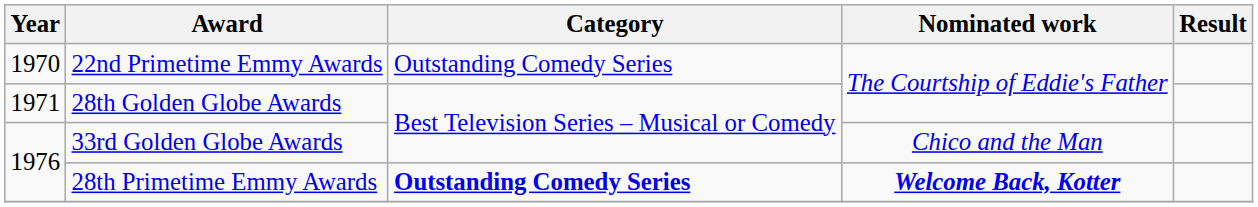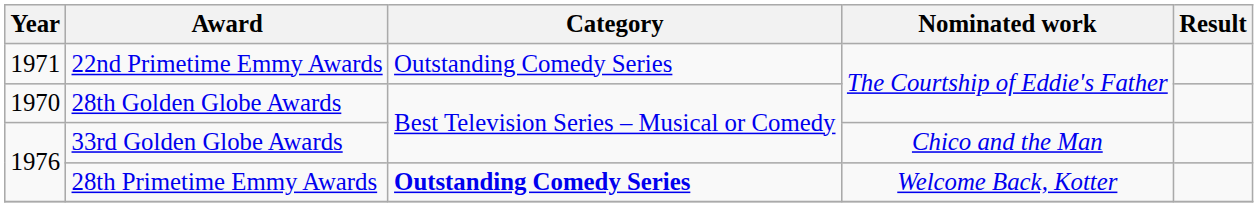(35, 63) 1970 -> (35, 63) 1971
(35, 102) 1971 -> (35, 102) 1970
(1007, 181) bold -> (1007, 181) normal
